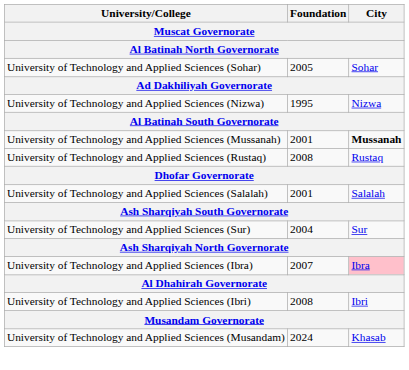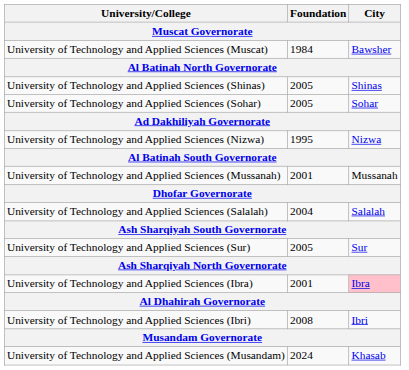+ row: (137, 49)
+ row: (136, 85)
(376, 139) bold -> (375, 175) normal
- row: (136, 157)
(301, 193) 2001 -> (301, 211) 2004
(301, 229) 2004 -> (301, 247) 2005
(301, 265) 2007 -> (301, 283) 2001
